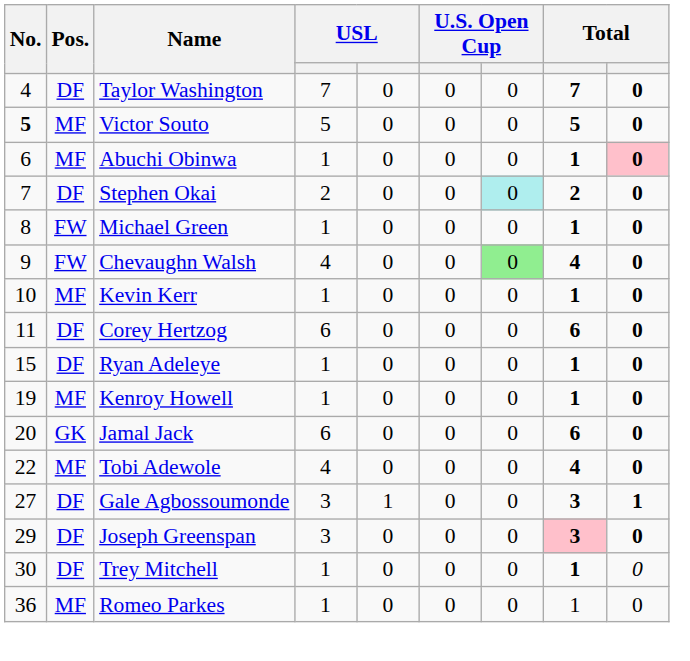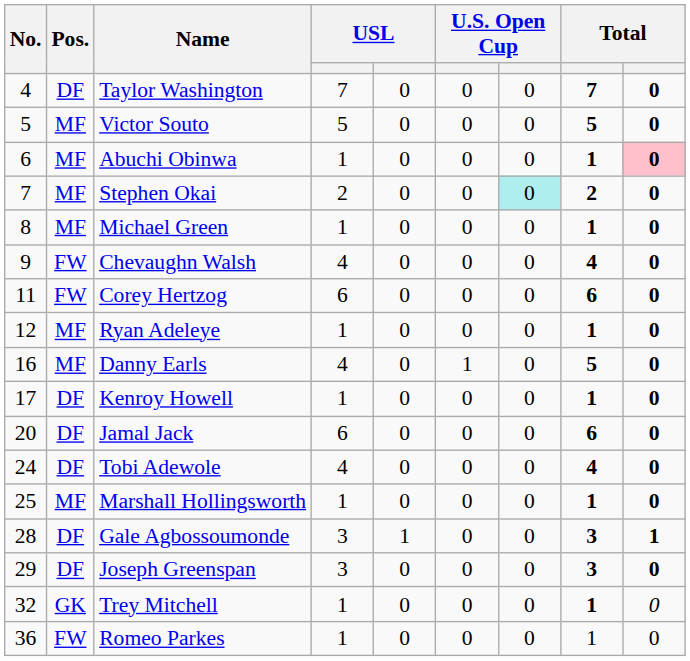(26, 124) bold -> (26, 124) normal
(70, 192) DF -> (70, 192) MF
(70, 227) FW -> (70, 227) MF
(513, 261) lightgreen background -> (529, 261) no background
- row: (148, 295)
(70, 329) DF -> (70, 295) FW
(26, 364) 15 -> (26, 329) 12
(70, 364) DF -> (70, 329) MF
+ row: (153, 364)
(26, 398) 19 -> (26, 398) 17
(70, 398) MF -> (70, 398) DF
(70, 432) GK -> (70, 432) DF
(26, 466) 22 -> (26, 466) 24
(70, 466) MF -> (70, 466) DF
+ row: (203, 501)
(26, 501) 27 -> (26, 535) 28
(575, 535) pink background -> (592, 569) no background
(26, 569) 30 -> (26, 603) 32
(70, 569) DF -> (70, 603) GK
(70, 603) MF -> (70, 638) FW
